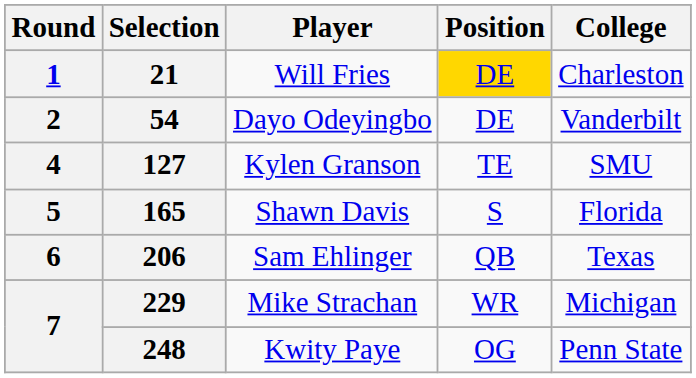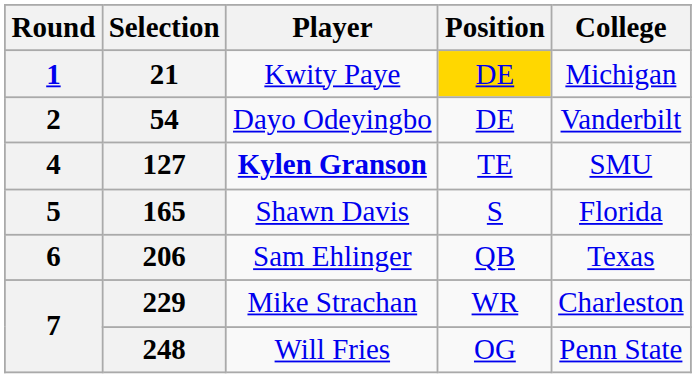(332, 73) Will Fries -> (332, 73) Kwity Paye
(621, 73) Charleston -> (621, 73) Michigan
(332, 165) normal -> (332, 165) bold
(621, 303) Michigan -> (621, 303) Charleston
(332, 348) Kwity Paye -> (332, 348) Will Fries
